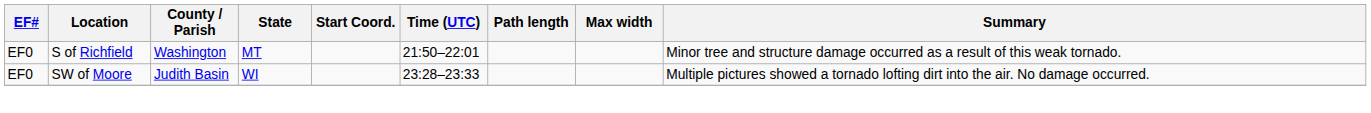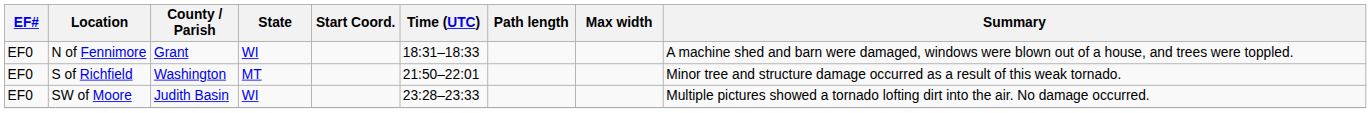+ row: (99, 52)
